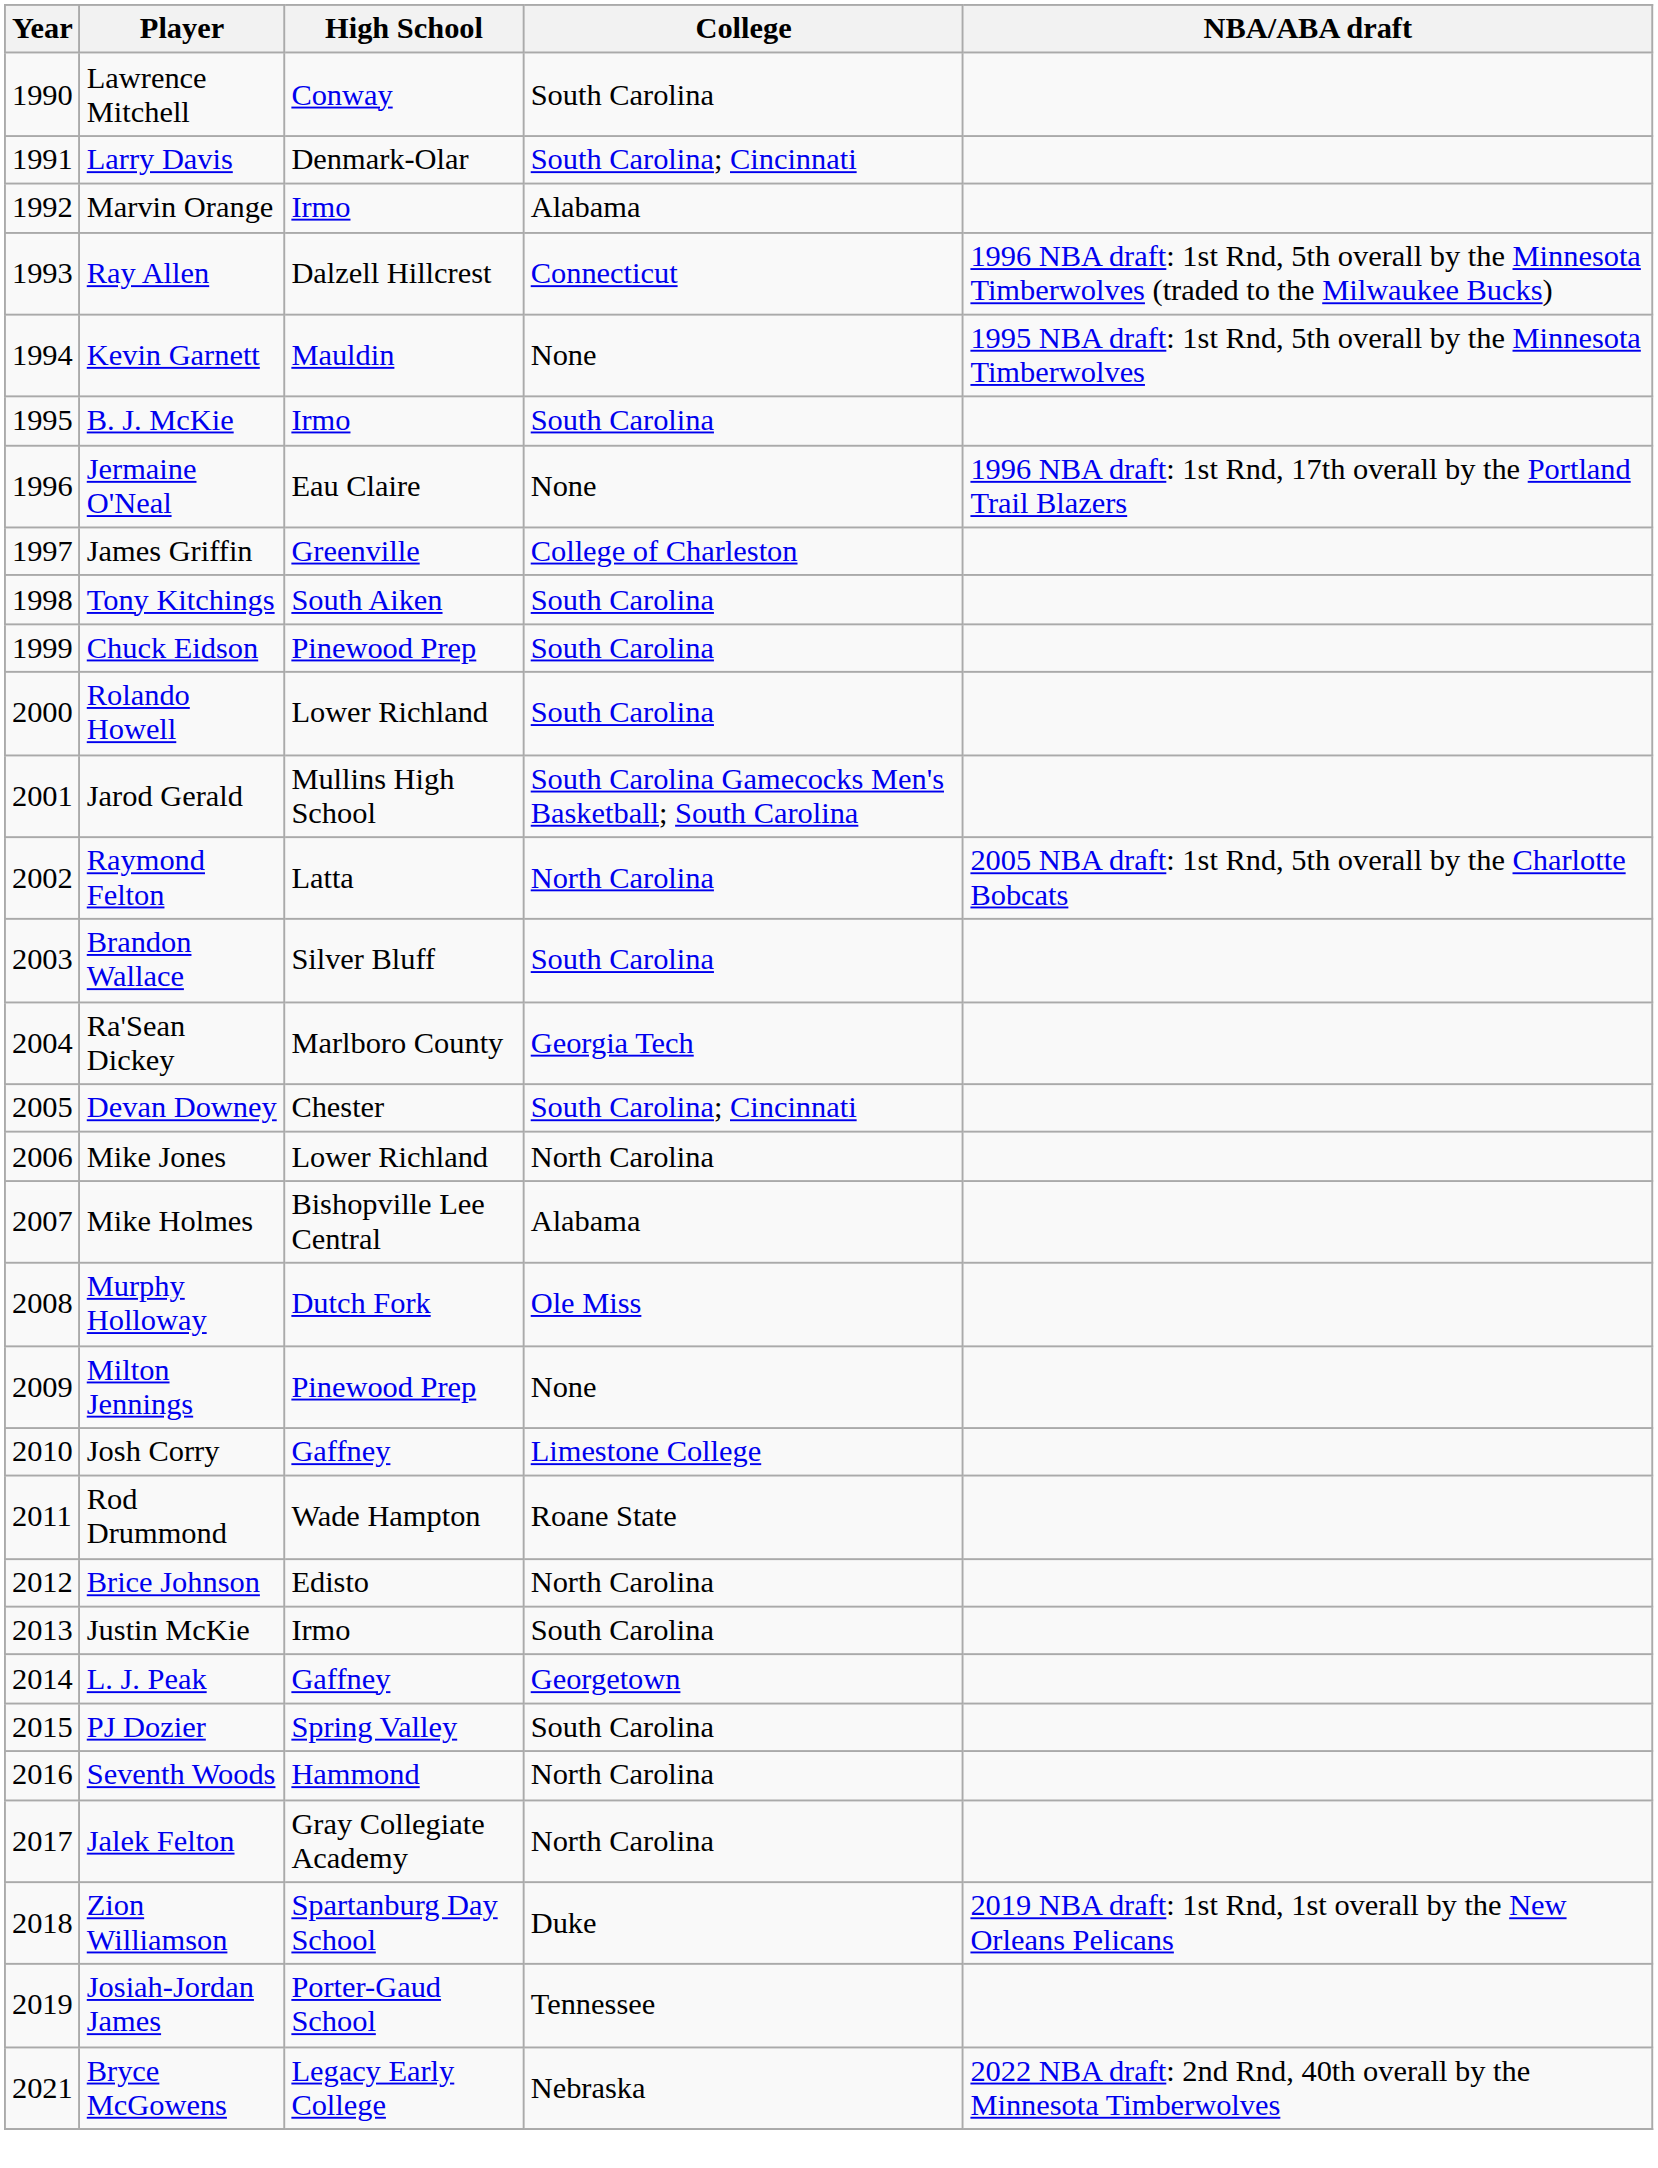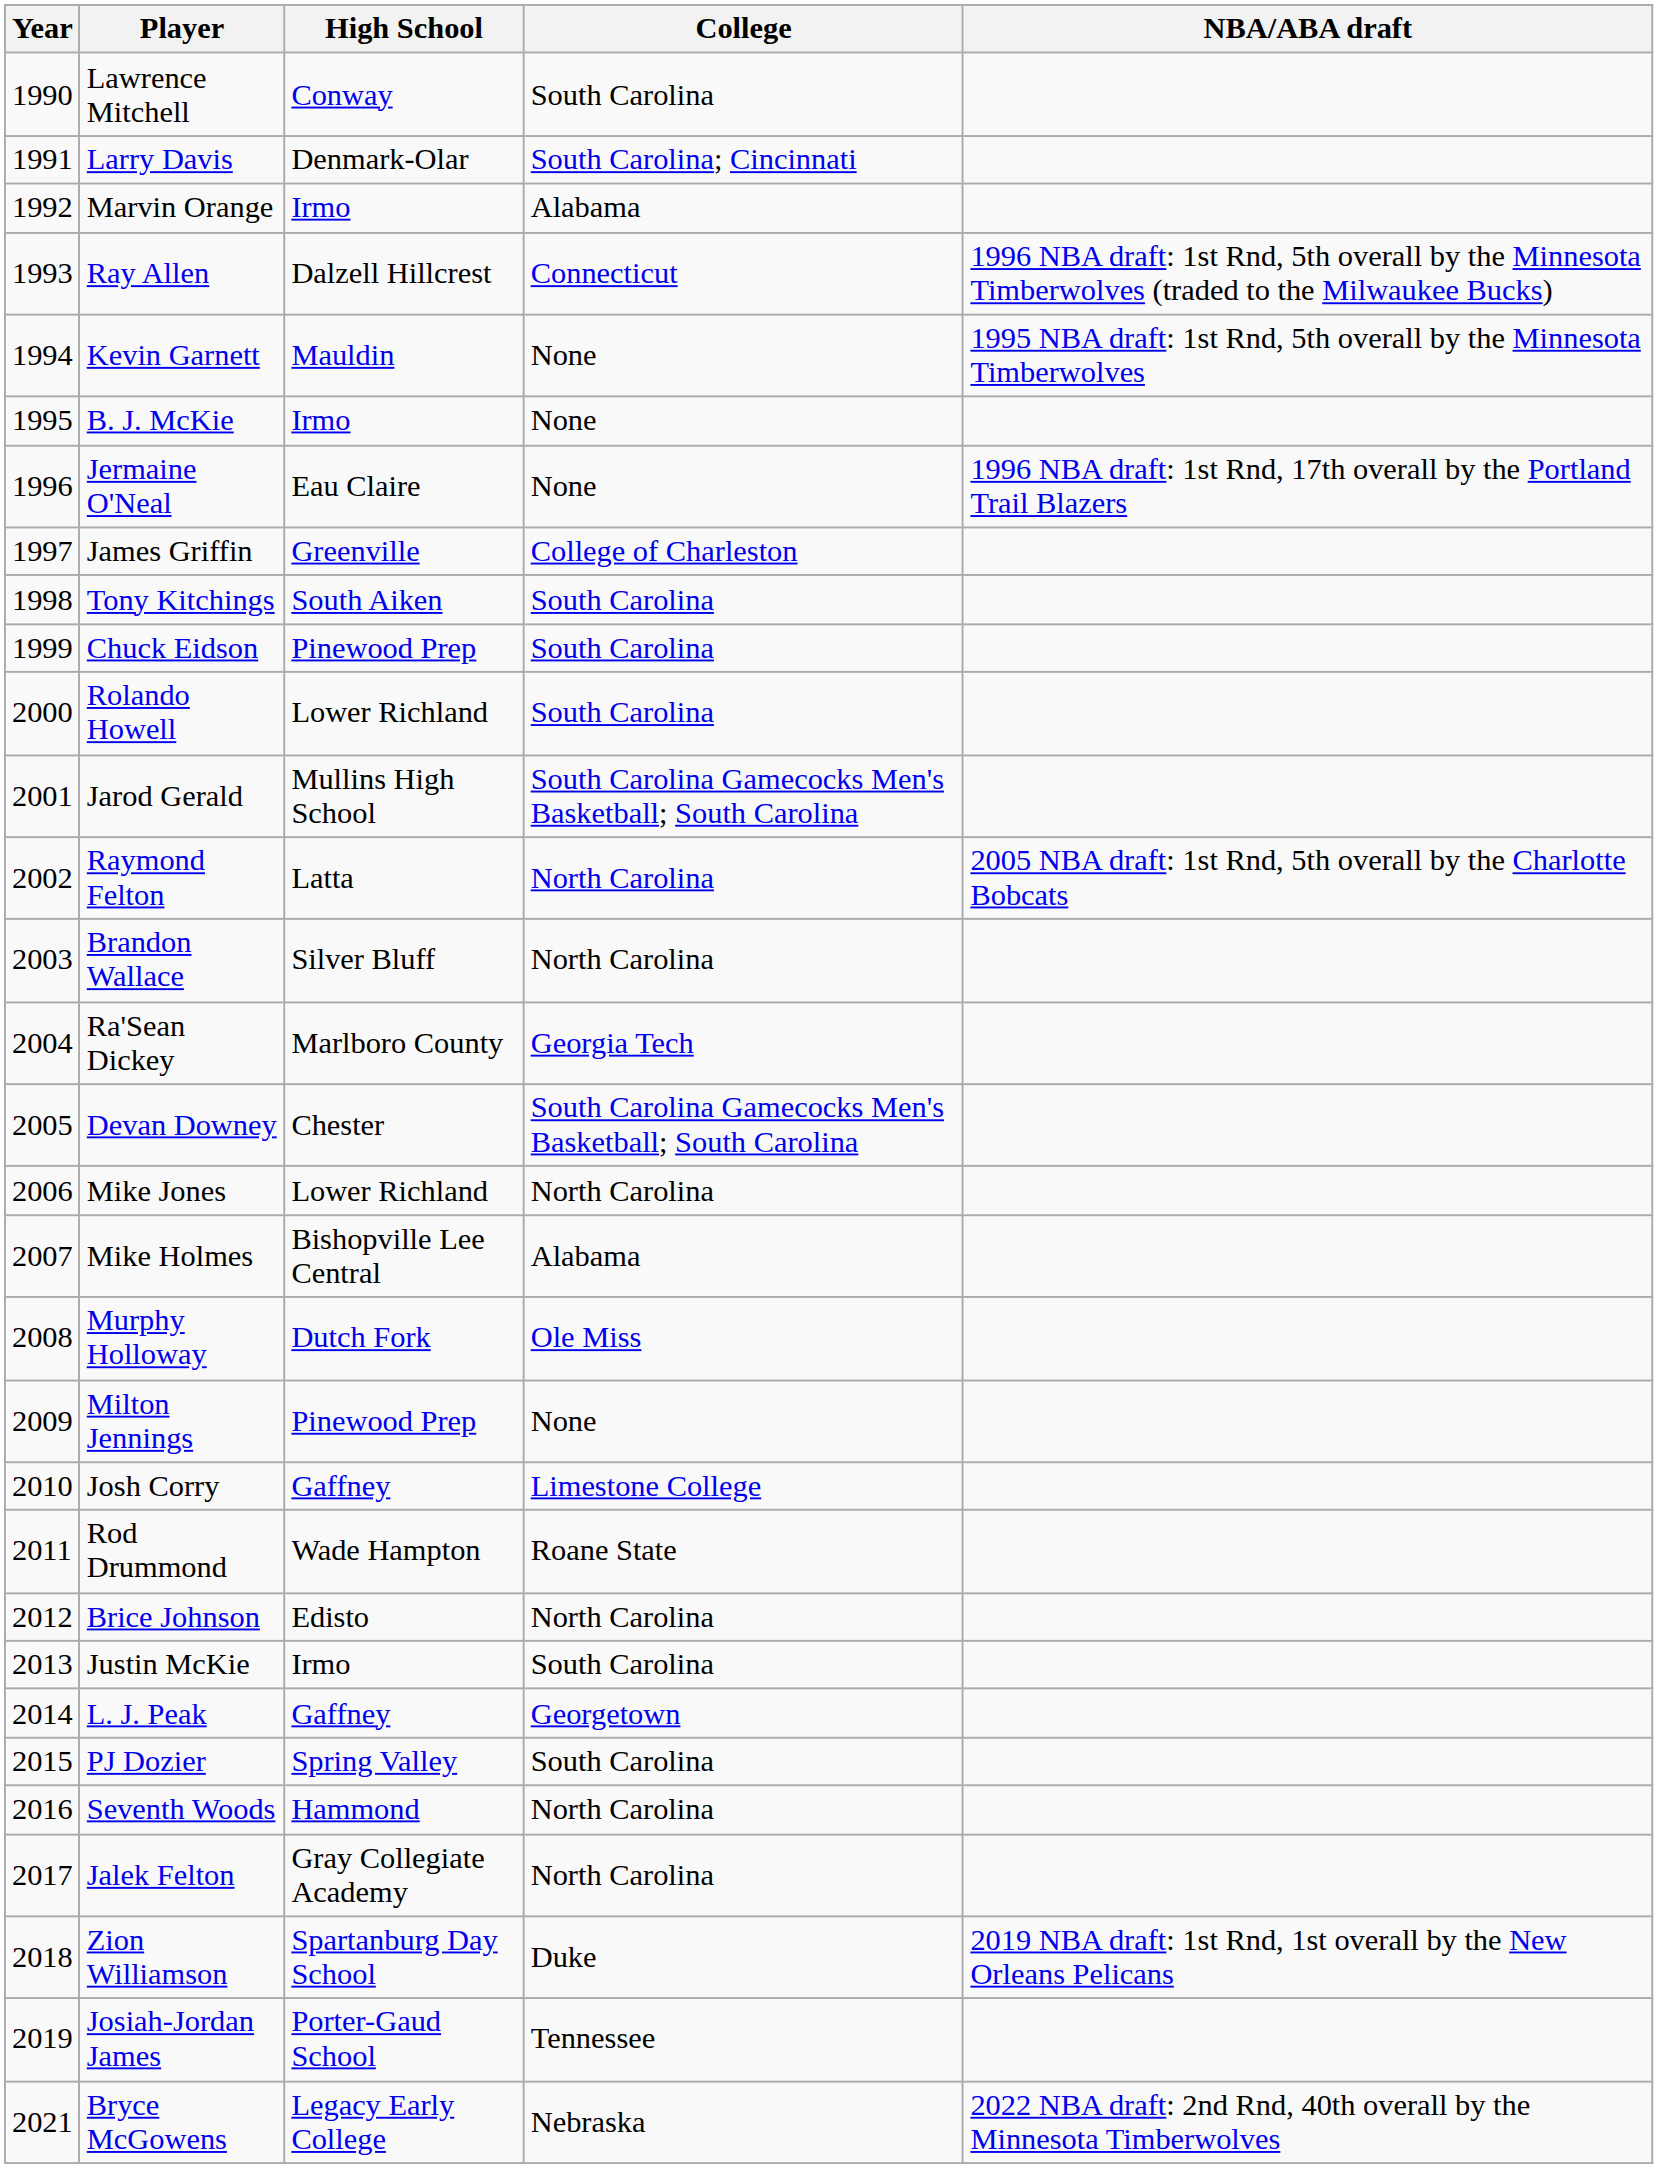(622, 420) South Carolina -> (564, 420) None
(622, 960) South Carolina -> (622, 960) North Carolina
(694, 1107) South Carolina; Cincinnati -> (737, 1124) South Carolina Gamecocks Men's Basketball; South Carolina
